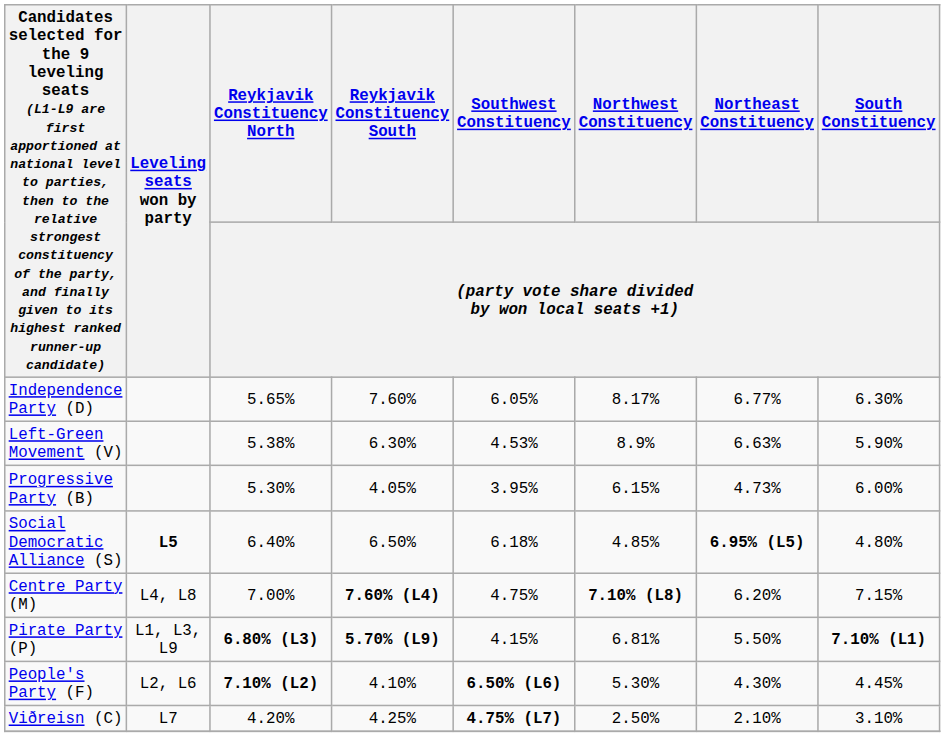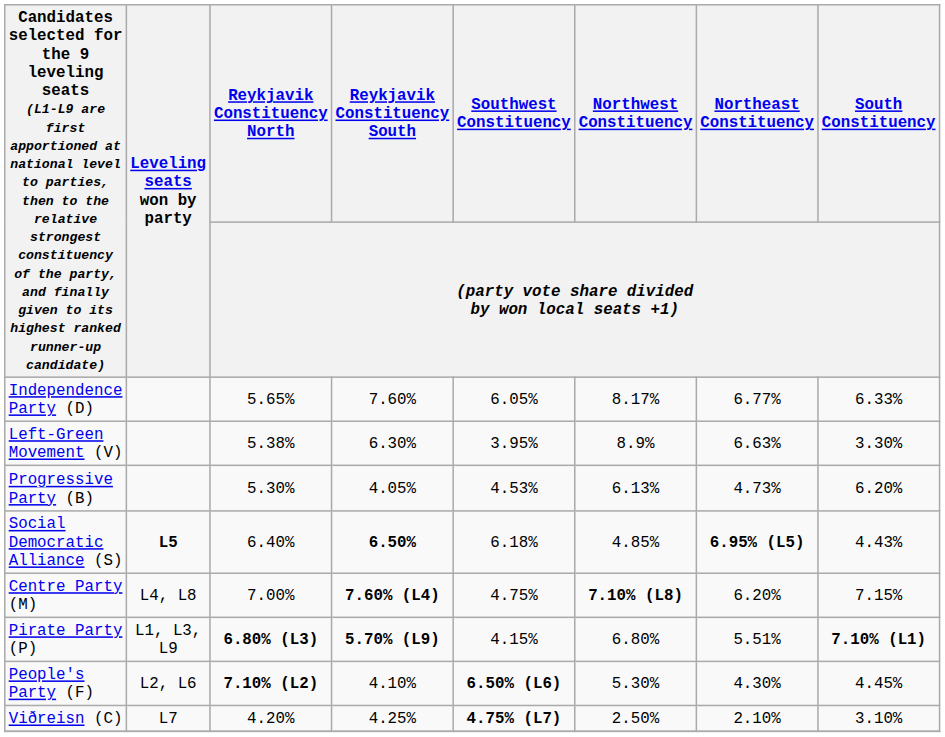(879, 400) 6.30% -> (879, 400) 6.33%
(514, 444) 4.53% -> (514, 444) 3.95%
(879, 444) 5.90% -> (879, 444) 3.30%
(514, 489) 3.95% -> (514, 489) 4.53%
(636, 489) 6.15% -> (636, 489) 6.13%
(879, 489) 6.00% -> (879, 489) 6.20%
(392, 542) normal -> (392, 542) bold
(879, 542) 4.80% -> (879, 542) 4.43%
(636, 640) 6.81% -> (636, 640) 6.80%
(757, 640) 5.50% -> (757, 640) 5.51%
